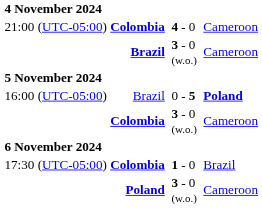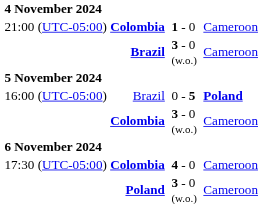(183, 26) 4 - 0 -> (183, 26) 1 - 0
(183, 164) 1 - 0 -> (183, 164) 4 - 0
(219, 164) Brazil -> (231, 164) Cameroon
